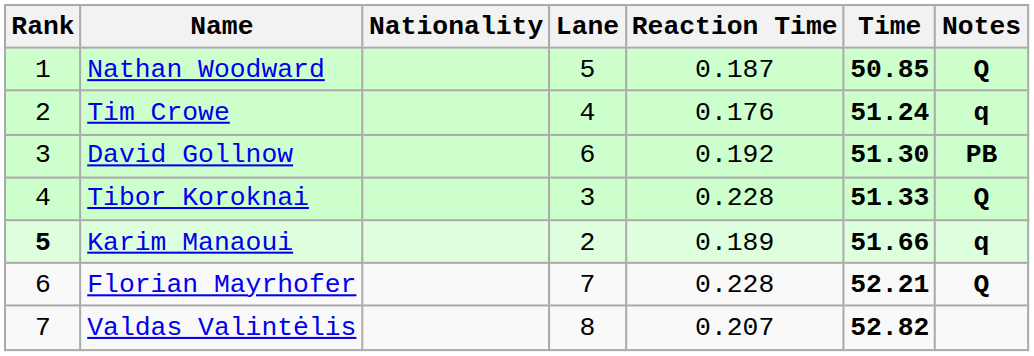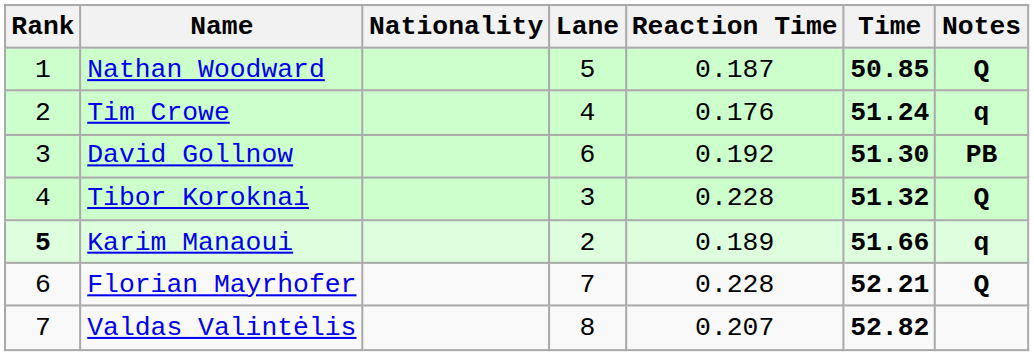(890, 199) 51.33 -> (890, 199) 51.32
